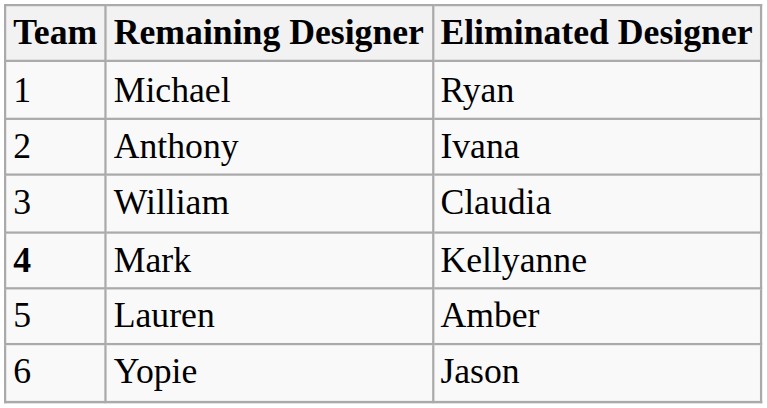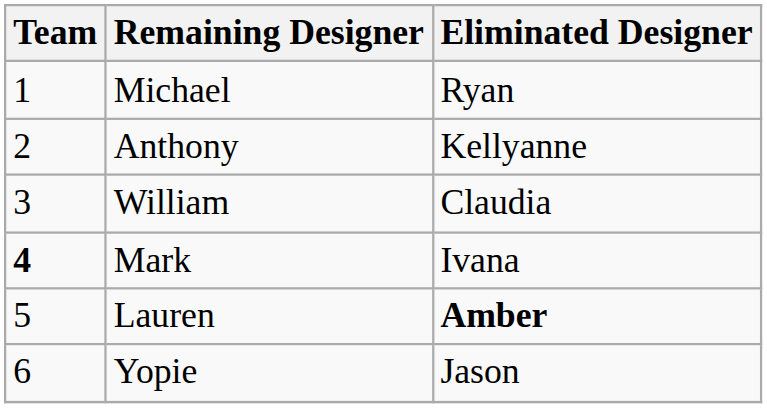(480, 145) Ivana -> (514, 145) Kellyanne
(514, 259) Kellyanne -> (480, 259) Ivana
(490, 315) normal -> (494, 315) bold
